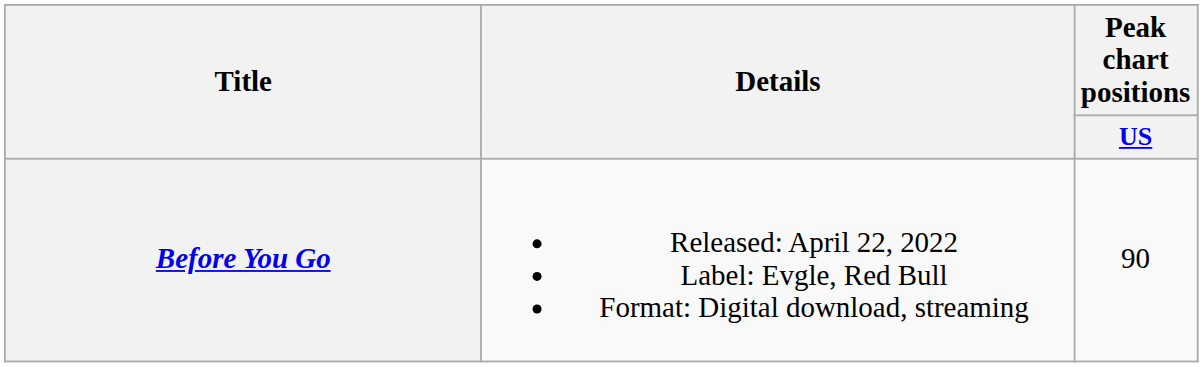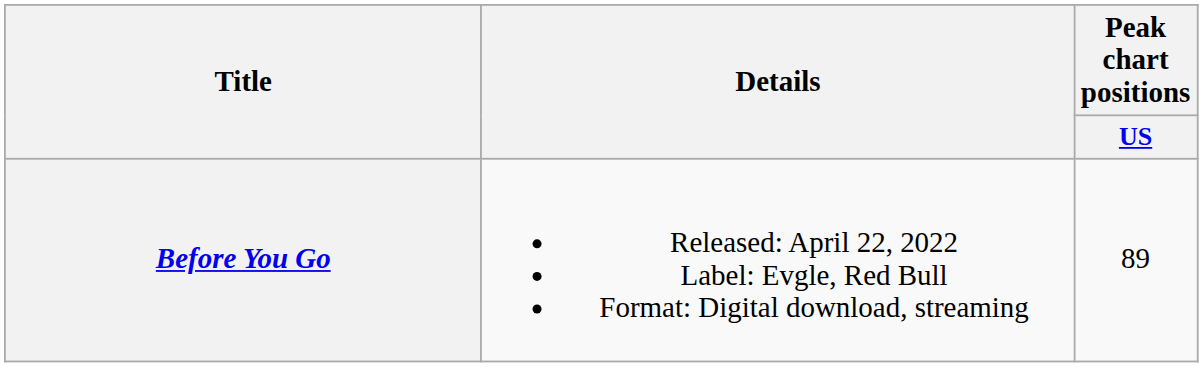(1136, 259) 90 -> (1136, 259) 89
